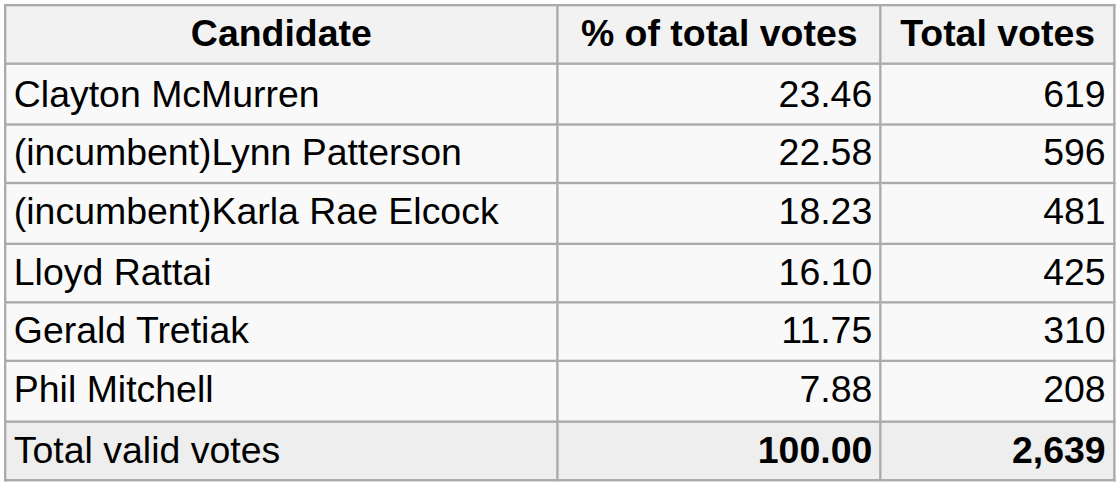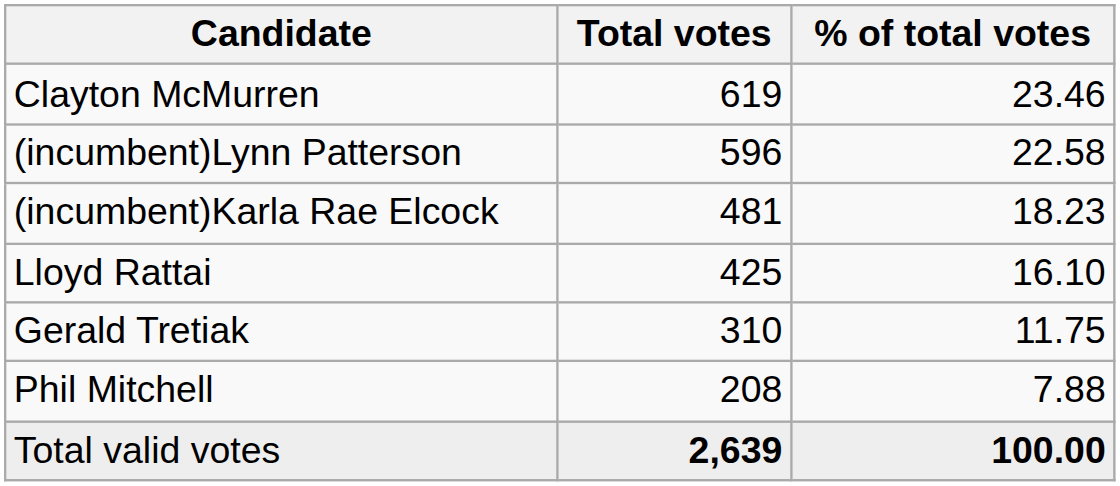columns swapped: (998, 34) <-> (719, 34)
